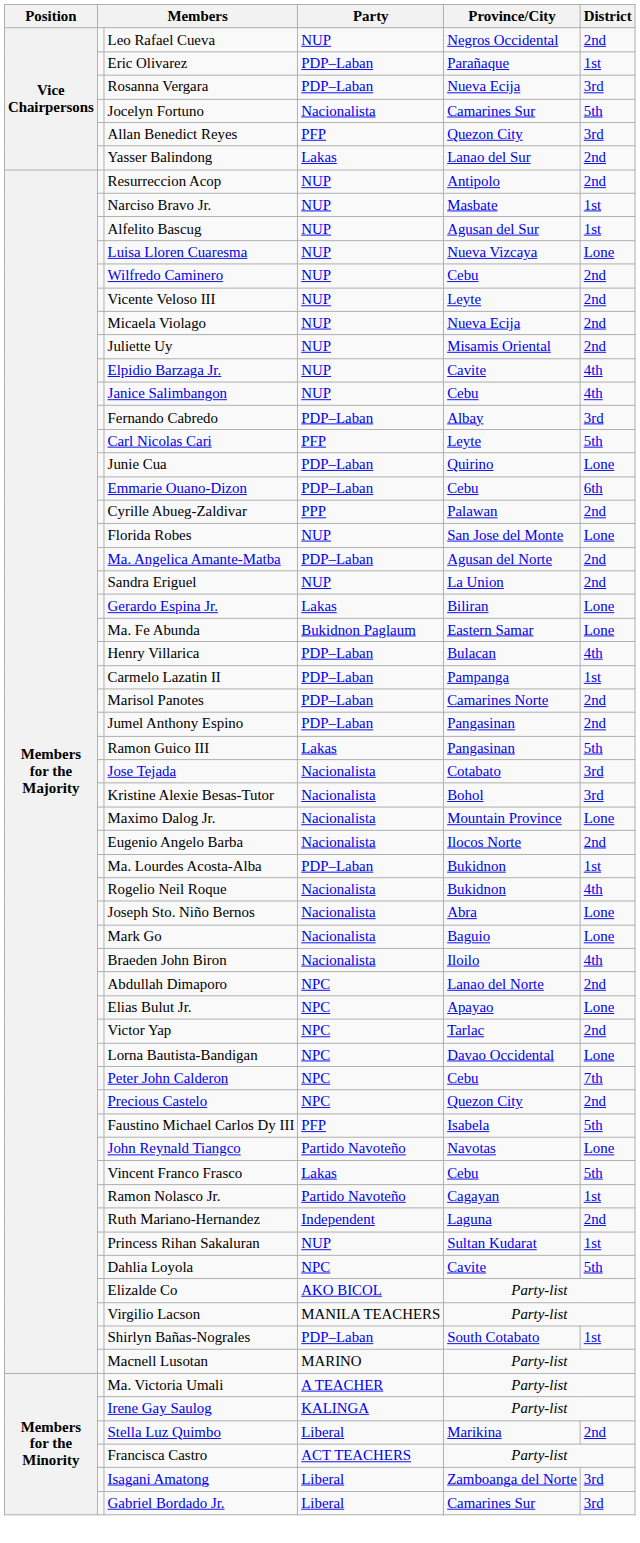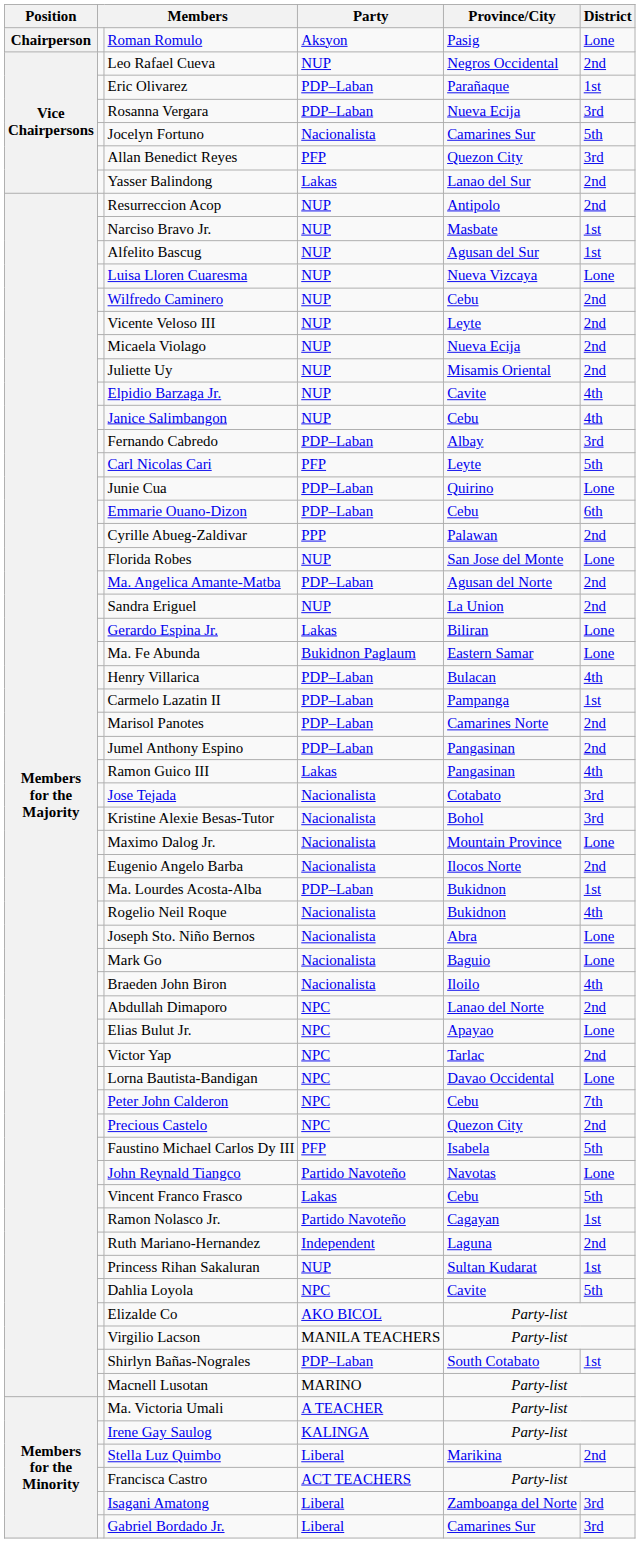+ row: (155, 39)
(593, 747) 5th -> (593, 771) 4th
